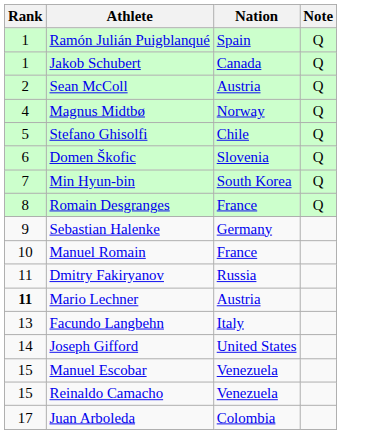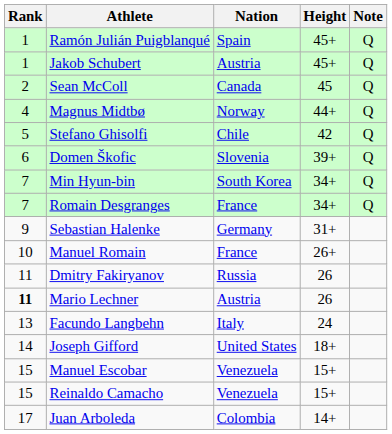+ column: (325, 16)
(239, 63) Canada -> (239, 63) Austria
(239, 87) Austria -> (239, 87) Canada
(25, 205) 8 -> (25, 205) 7
